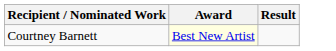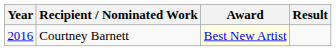+ column: (20, 14)
